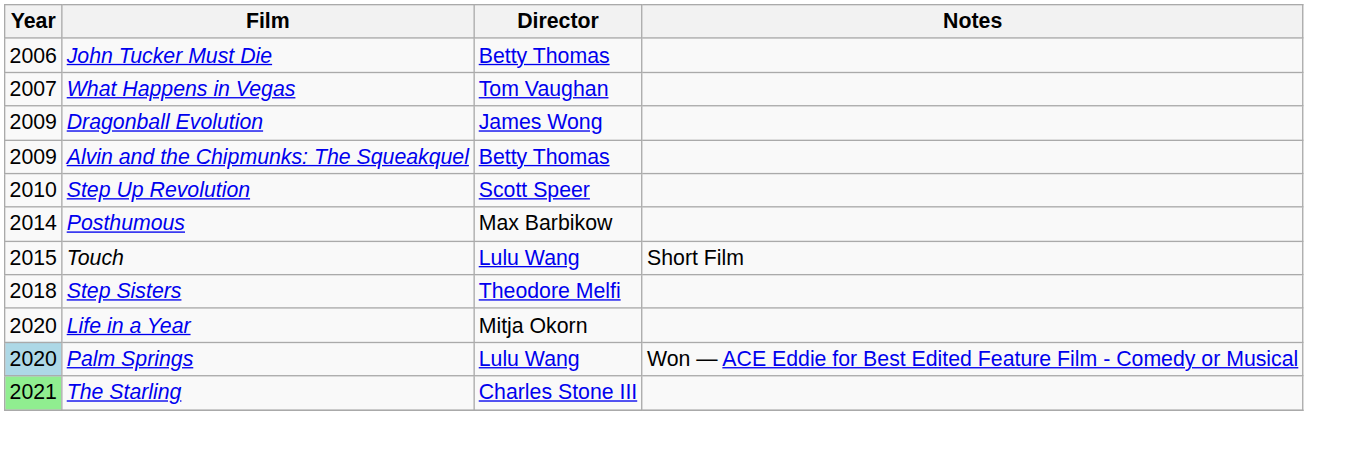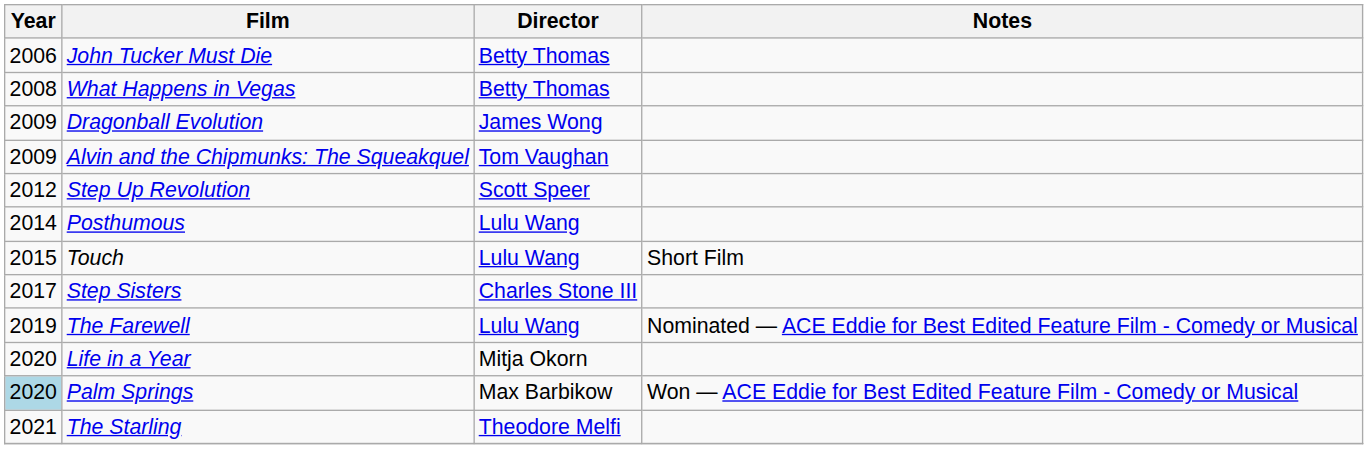(33, 88) 2007 -> (33, 88) 2008
(544, 88) Tom Vaughan -> (544, 88) Betty Thomas
(544, 156) Betty Thomas -> (544, 156) Tom Vaughan
(33, 190) 2010 -> (33, 190) 2012
(546, 223) Max Barbikow -> (529, 223) Lulu Wang
(33, 291) 2018 -> (33, 291) 2017
(550, 291) Theodore Melfi -> (558, 291) Charles Stone III
+ row: (128, 325)
(529, 358) Lulu Wang -> (546, 392) Max Barbikow
(33, 392) lightgreen background -> (33, 426) no background
(558, 392) Charles Stone III -> (550, 426) Theodore Melfi
